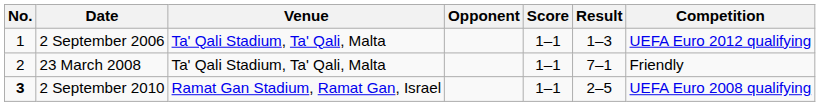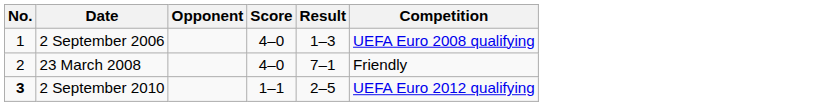- column: (306, 16)
(548, 40) 1–1 -> (271, 40) 4–0
(720, 40) UEFA Euro 2012 qualifying -> (444, 40) UEFA Euro 2008 qualifying
(548, 64) 1–1 -> (271, 64) 4–0
(720, 88) UEFA Euro 2008 qualifying -> (444, 88) UEFA Euro 2012 qualifying
